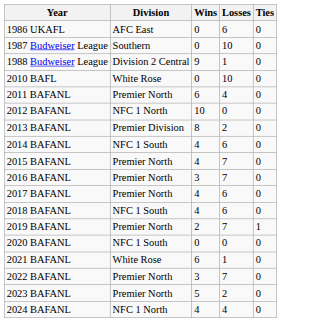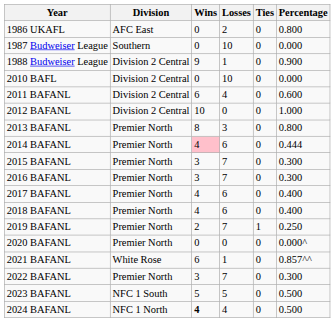+ column: (303, 12)
(225, 29) 6 -> (225, 29) 2
(137, 78) White Rose -> (151, 78) Division 2 Central
(142, 95) Premier North -> (151, 95) Division 2 Central
(140, 111) NFC 1 North -> (151, 111) Division 2 Central
(148, 128) Premier Division -> (142, 128) Premier North
(225, 128) 2 -> (225, 128) 3
(140, 144) NFC 1 South -> (142, 144) Premier North
(197, 144) no background -> (197, 144) pink background
(197, 161) 4 -> (197, 161) 3
(140, 210) NFC 1 South -> (142, 210) Premier North
(140, 243) NFC 1 South -> (142, 243) Premier North
(142, 293) Premier North -> (140, 293) NFC 1 South
(225, 293) 2 -> (225, 293) 5
(197, 309) normal -> (197, 309) bold
